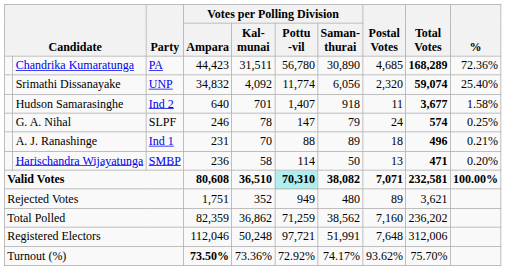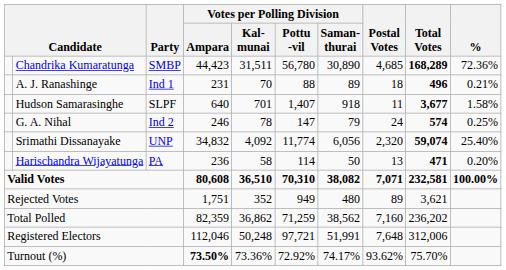(156, 65) PA -> (165, 65) SMBP
rows swapped: (68, 84) <-> (56, 141)
(161, 103) Ind 2 -> (162, 103) SLPF
(162, 122) SLPF -> (161, 122) Ind 2
(165, 160) SMBP -> (156, 160) PA
(299, 179) paleturquoise background -> (299, 179) no background
